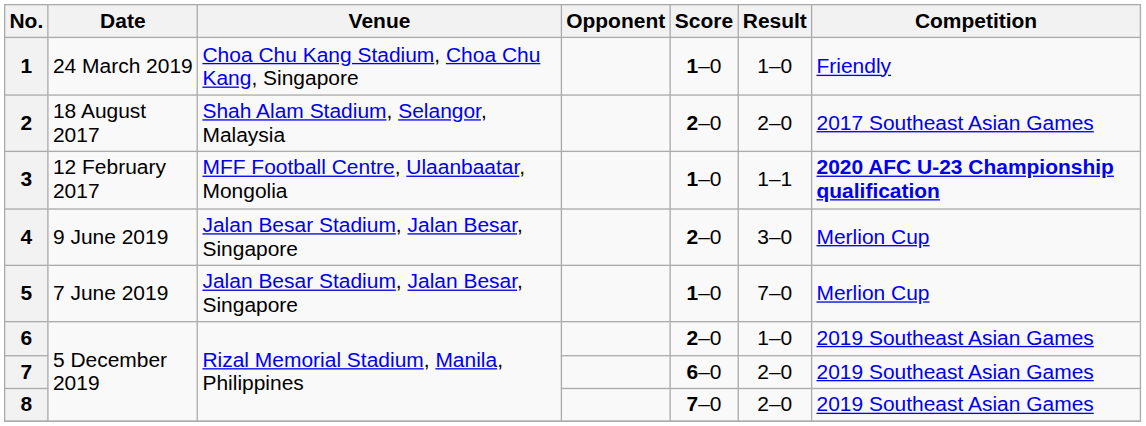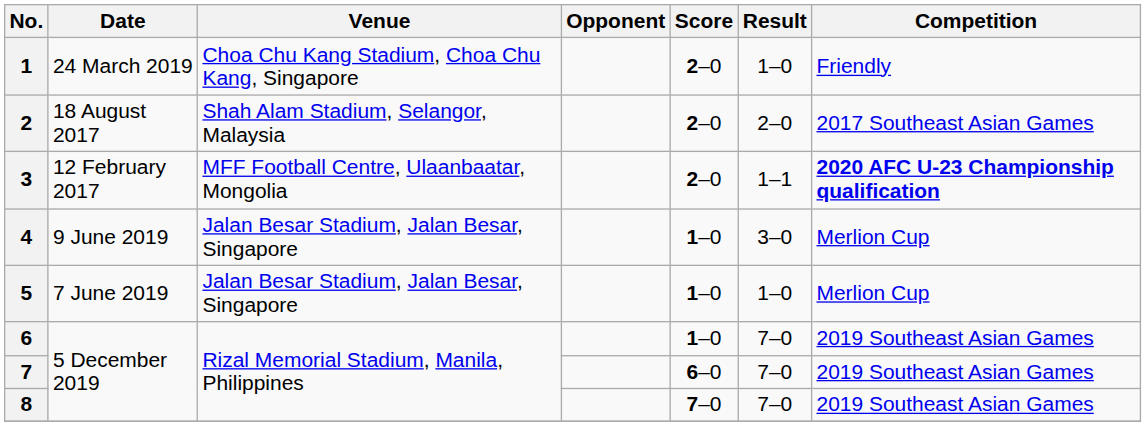(704, 66) 1–0 -> (704, 66) 2–0
(704, 179) 1–0 -> (704, 179) 2–0
(704, 236) 2–0 -> (704, 236) 1–0
(775, 293) 7–0 -> (775, 293) 1–0
(704, 338) 2–0 -> (704, 338) 1–0
(775, 338) 1–0 -> (775, 338) 7–0
(775, 371) 2–0 -> (775, 371) 7–0
(775, 404) 2–0 -> (775, 404) 7–0
